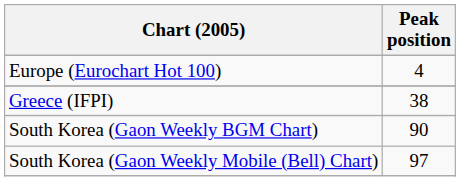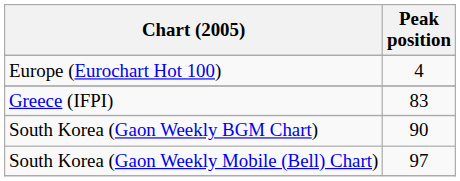(419, 100) 38 -> (419, 100) 83
